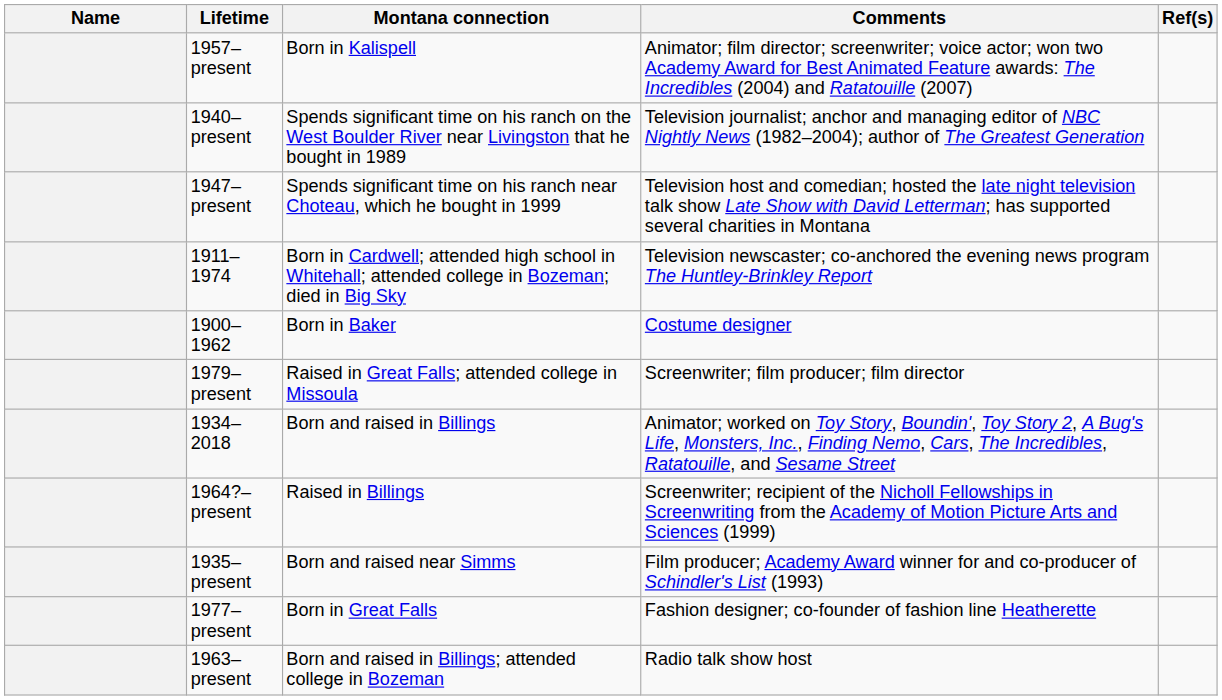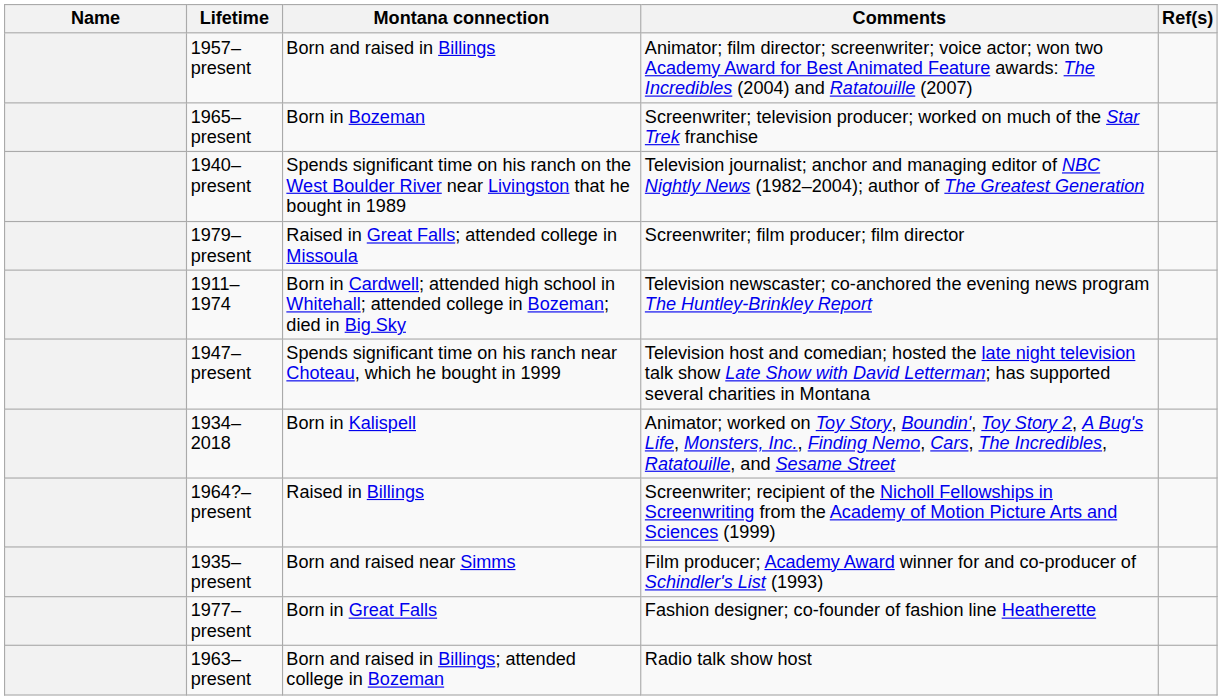(351, 47) Born in Kalispell -> (391, 47) Born and raised in Billings
+ row: (221, 127)
rows swapped: (221, 384) <-> (221, 196)
- row: (216, 335)
(391, 422) Born and raised in Billings -> (351, 422) Born in Kalispell
